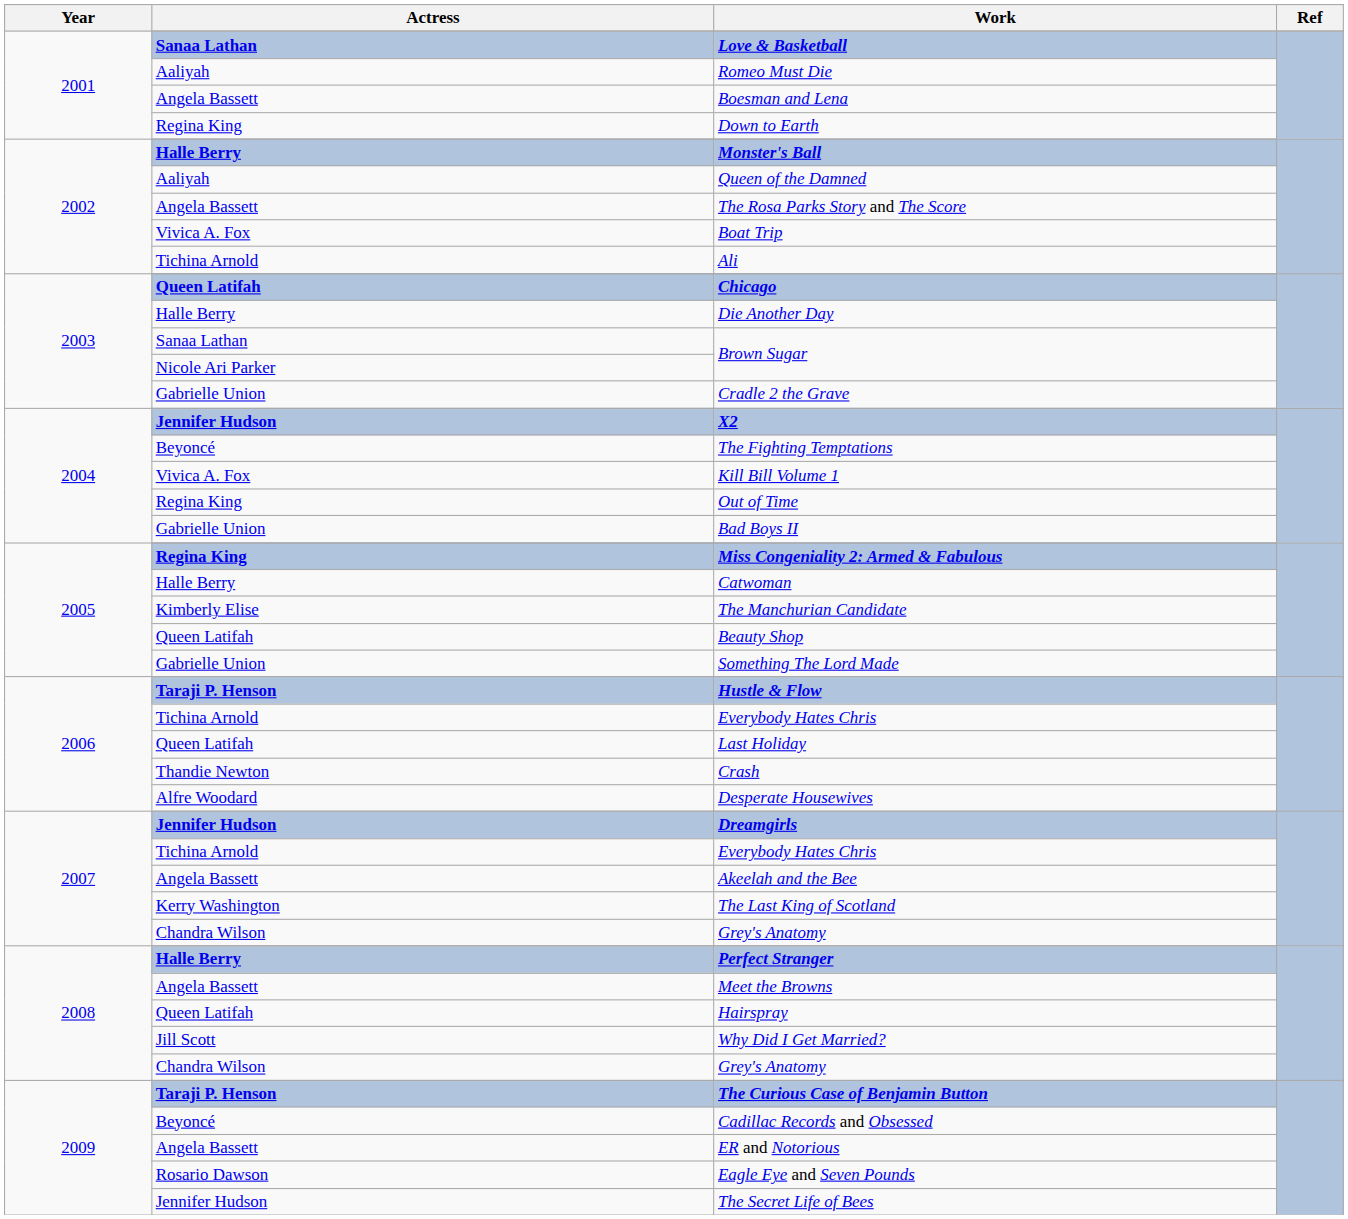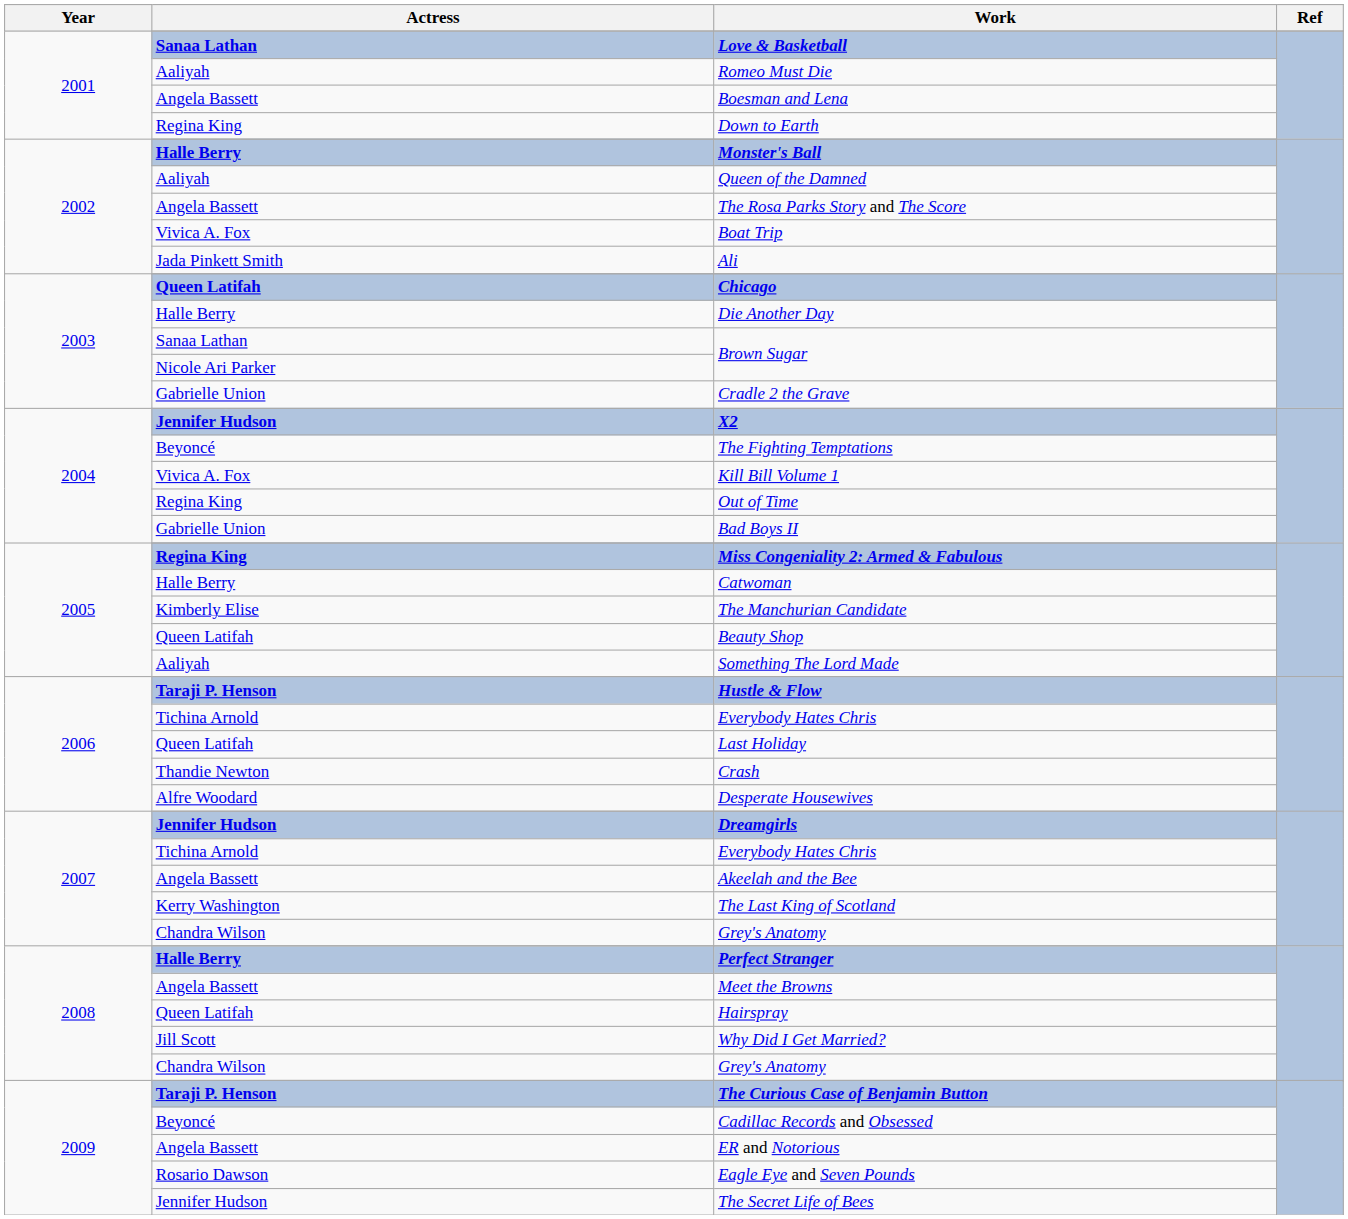(207, 260) Tichina Arnold -> (219, 260) Jada Pinkett Smith
(211, 663) Gabrielle Union -> (183, 663) Aaliyah
